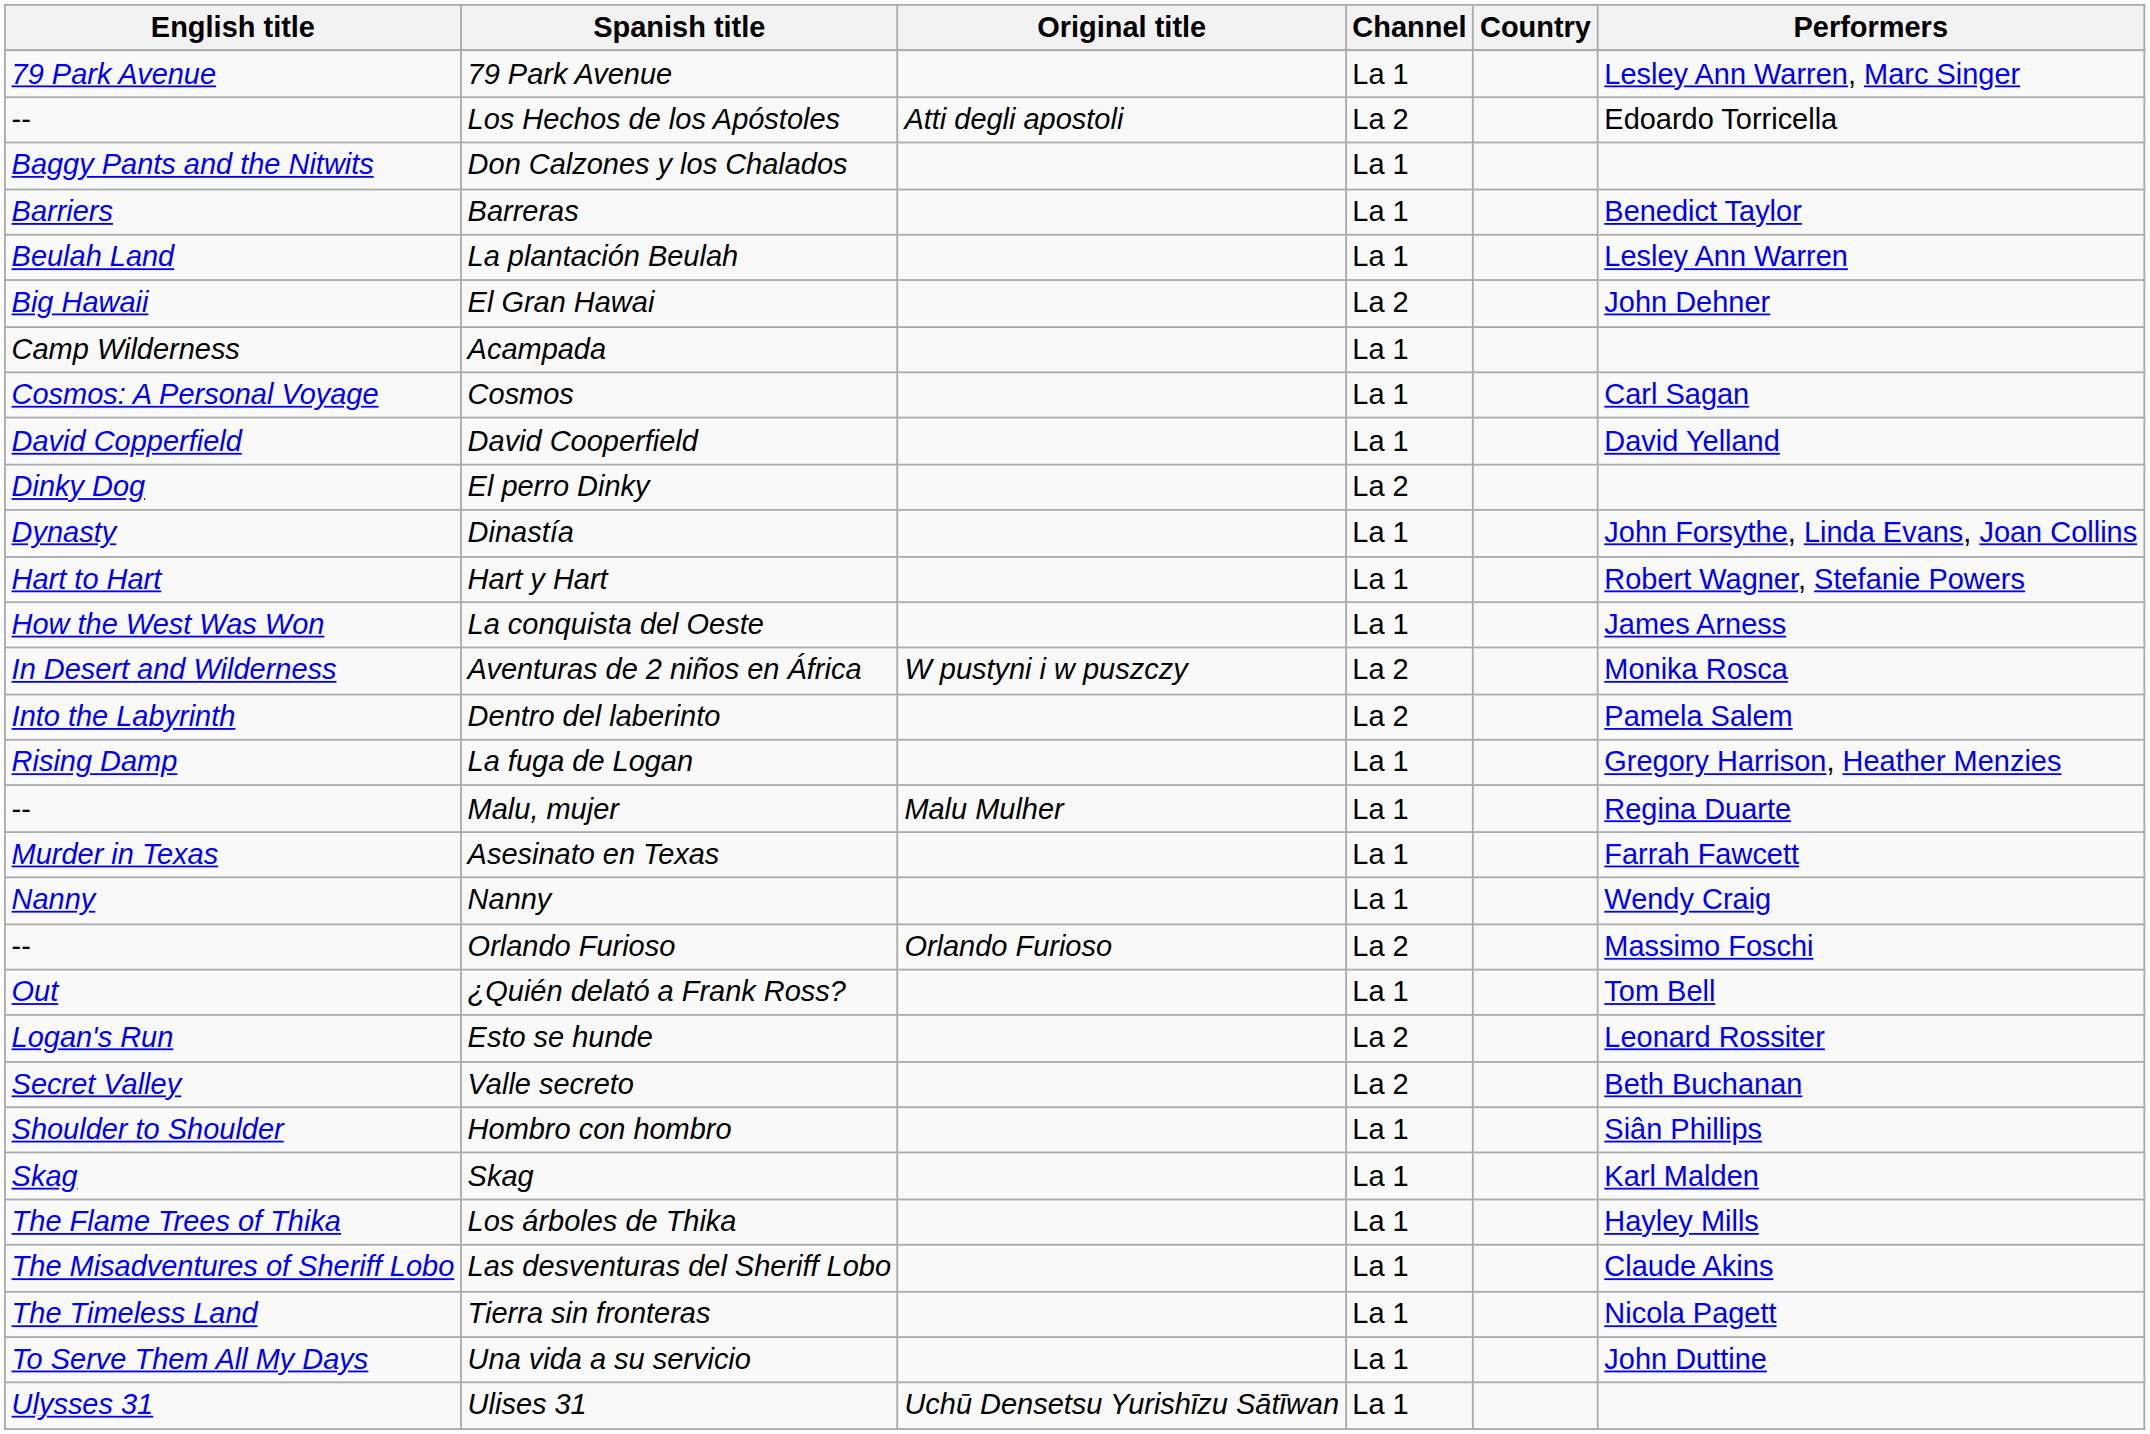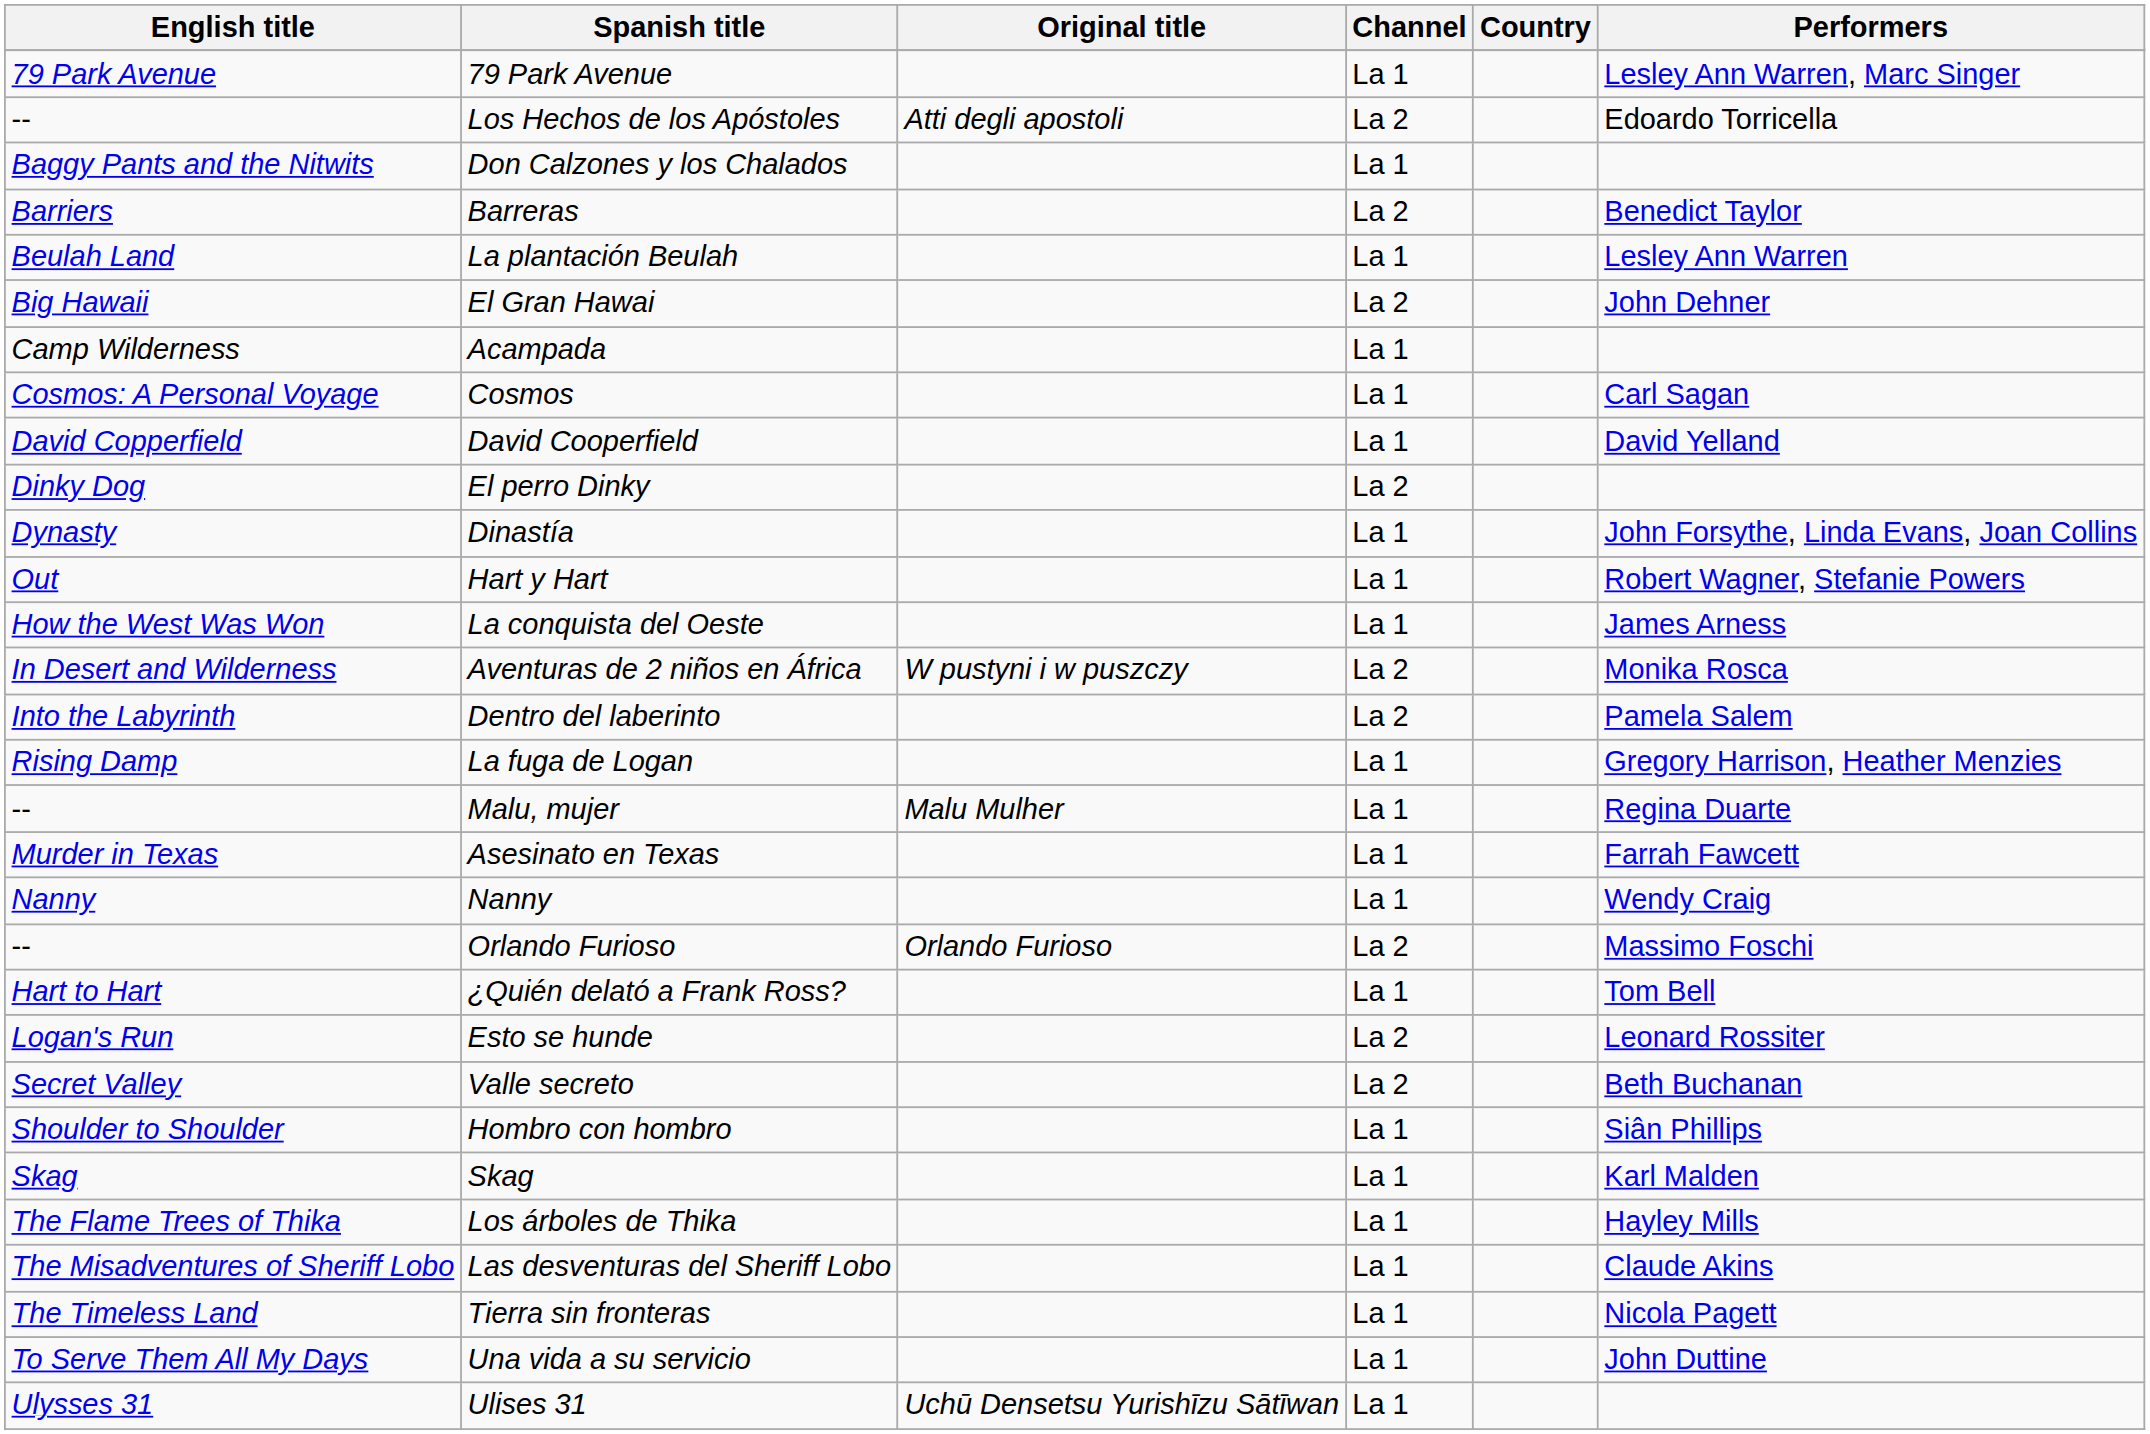(1381, 211) La 1 -> (1381, 211) La 2
(86, 578) Hart to Hart -> (35, 578) Out
(35, 991) Out -> (86, 991) Hart to Hart
